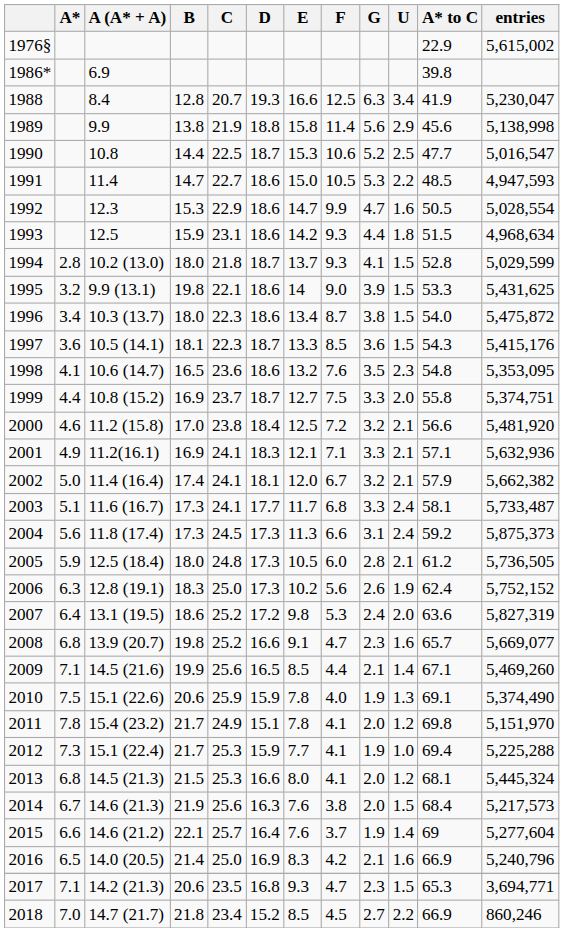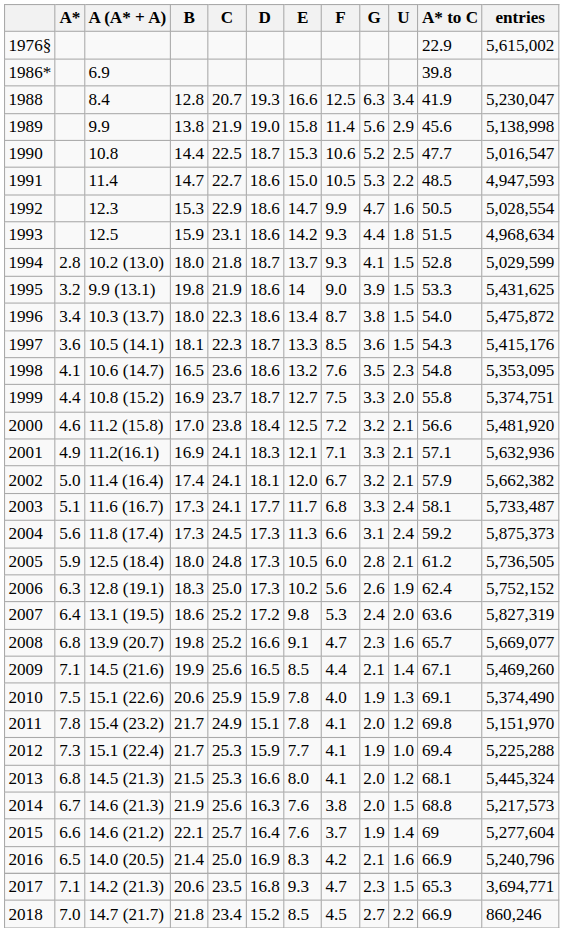(265, 126) 18.8 -> (265, 126) 19.0
(227, 289) 22.1 -> (227, 289) 21.9
(437, 805) 68.4 -> (437, 805) 68.8
